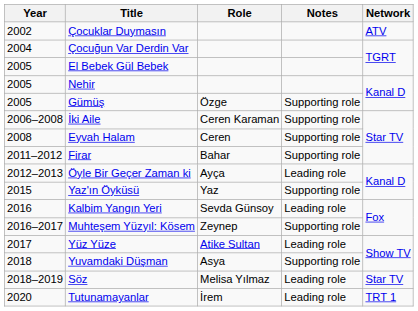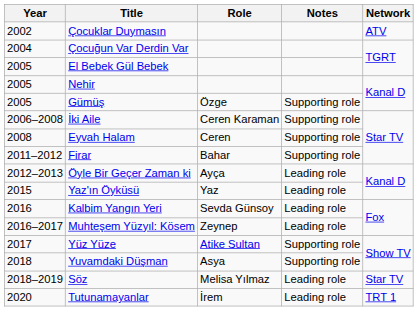(322, 191) Supporting role -> (315, 191) Leading role
(322, 226) Supporting role -> (315, 226) Leading role
(315, 244) Leading role -> (322, 244) Supporting role
